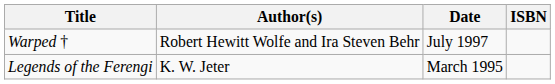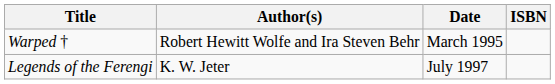(457, 41) July 1997 -> (465, 41) March 1995
(465, 66) March 1995 -> (457, 66) July 1997
